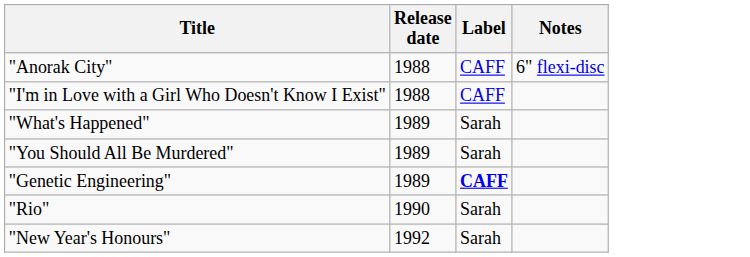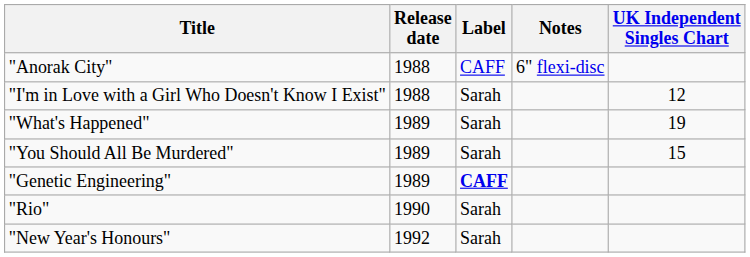+ column: (677, 28)
(482, 95) CAFF -> (480, 95) Sarah
